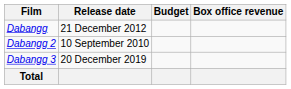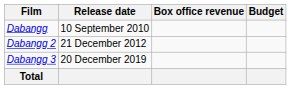columns swapped: (171, 12) <-> (238, 12)
(103, 28) 21 December 2012 -> (105, 28) 10 September 2010
(105, 44) 10 September 2010 -> (103, 44) 21 December 2012
